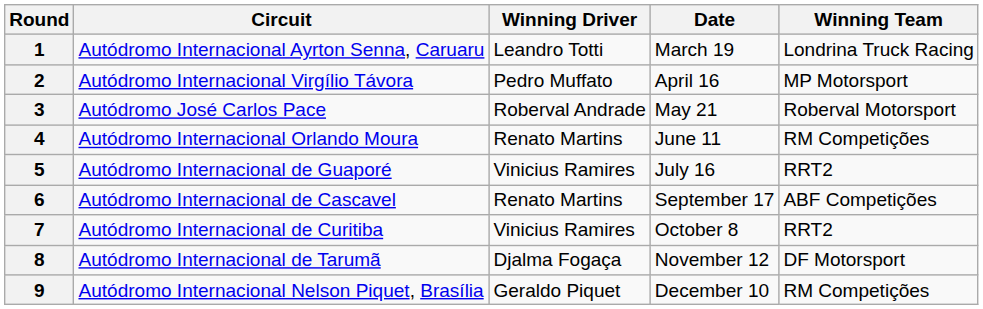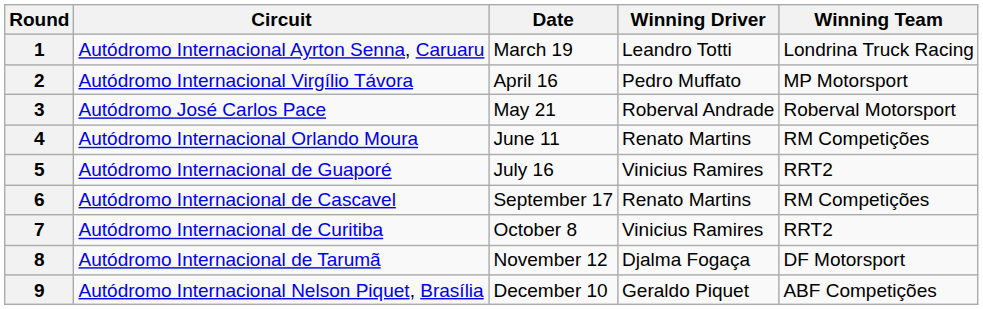columns swapped: (715, 19) <-> (570, 19)
(860, 199) ABF Competições -> (856, 199) RM Competições
(856, 289) RM Competições -> (860, 289) ABF Competições
